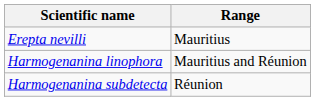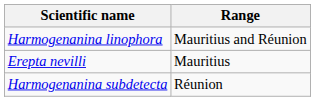rows swapped: (47, 38) <-> (85, 61)
